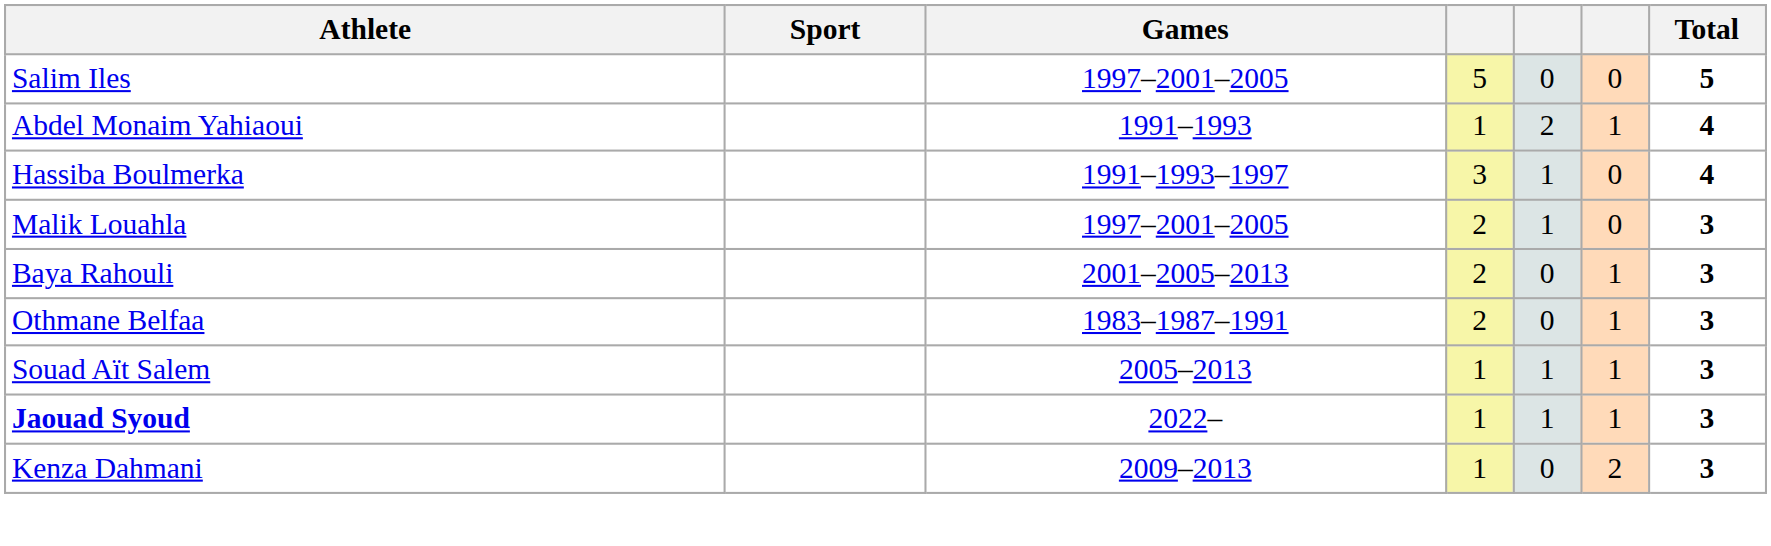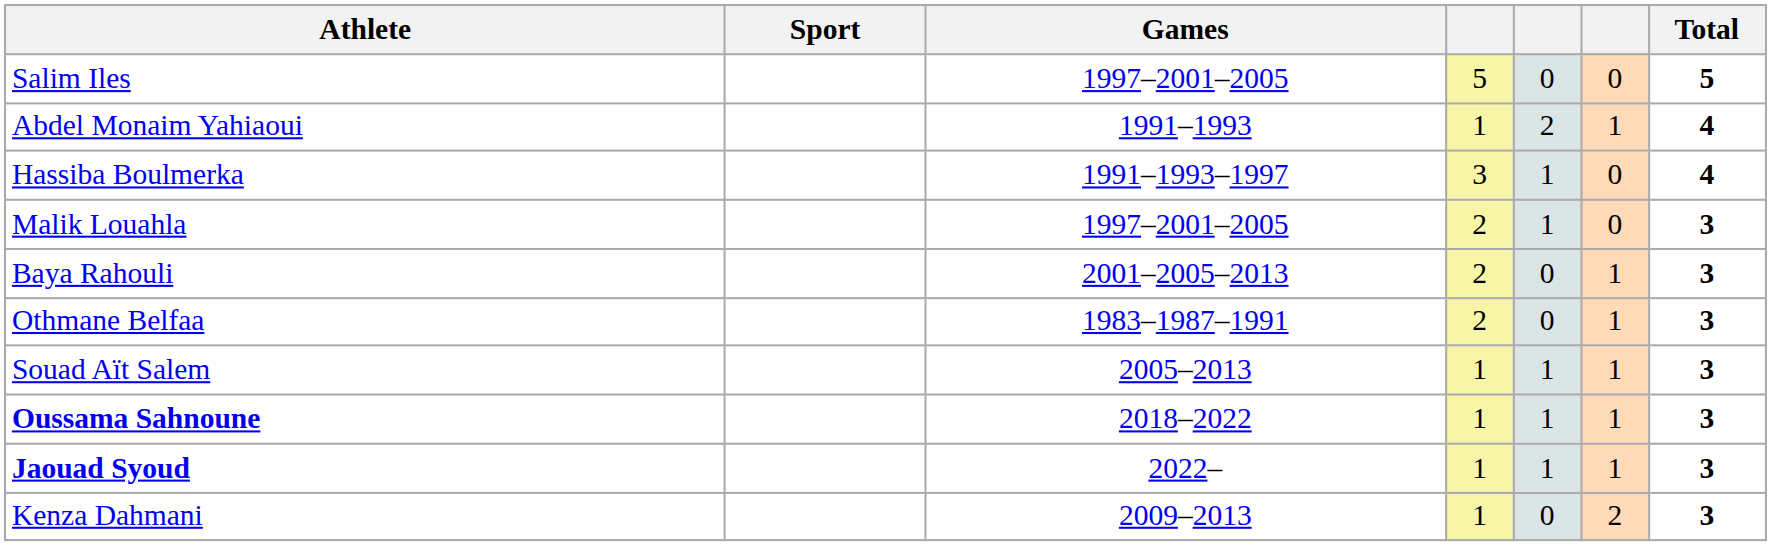+ row: (136, 418)
